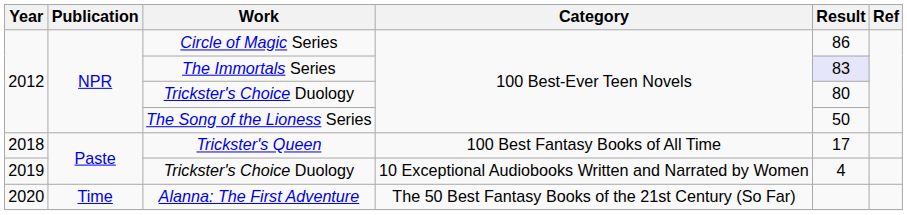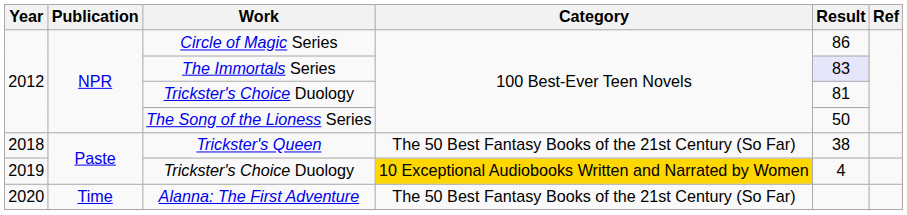(841, 94) 80 -> (841, 94) 81
(594, 145) 100 Best Fantasy Books of All Time -> (594, 145) The 50 Best Fantasy Books of the 21st Century (So Far)
(841, 145) 17 -> (841, 145) 38
(594, 171) no background -> (594, 171) gold background
